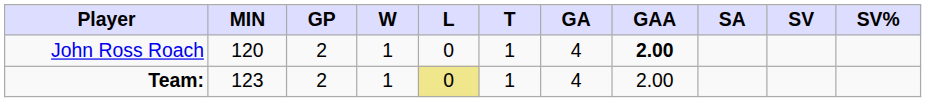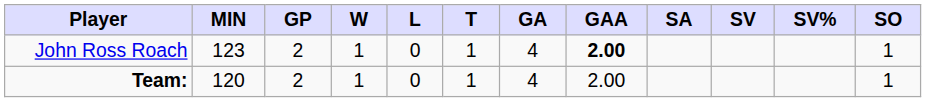+ column: (888, 19)
(247, 50) 120 -> (229, 50) 123
(247, 81) 123 -> (229, 81) 120
(449, 81) khaki background -> (415, 81) no background
